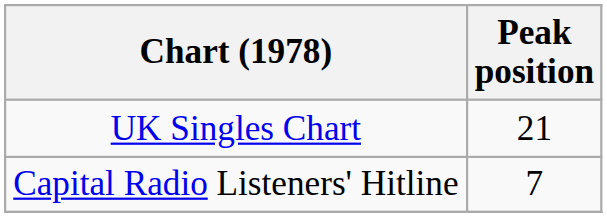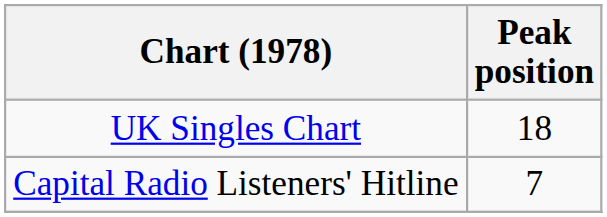(534, 127) 21 -> (534, 127) 18
